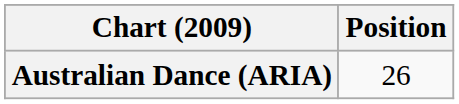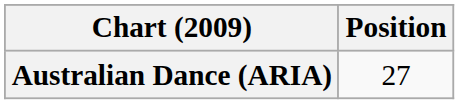(396, 74) 26 -> (396, 74) 27
